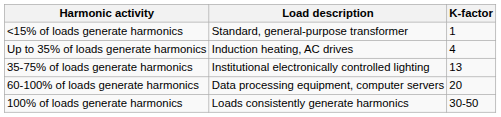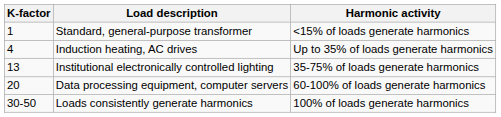columns swapped: (471, 13) <-> (107, 13)
